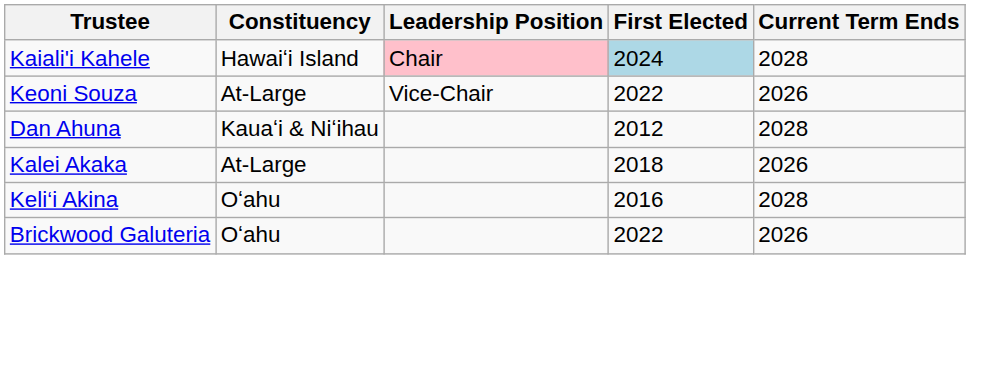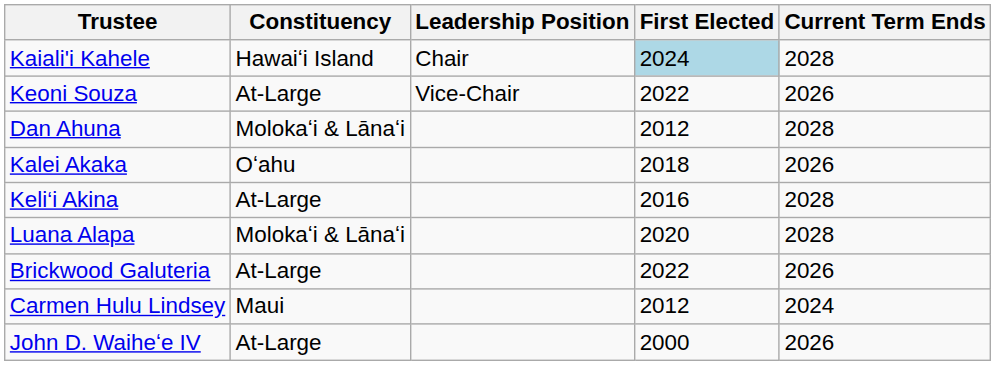(416, 57) pink background -> (442, 57) no background
(300, 128) Kauaʻi & Niʻihau -> (320, 128) Molokaʻi & Lānaʻi
(264, 164) At-Large -> (265, 164) Oʻahu
(251, 199) Oʻahu -> (279, 199) At-Large
+ row: (72, 235)
(251, 235) Oʻahu -> (279, 270) At-Large
+ row: (118, 306)
+ row: (105, 341)
